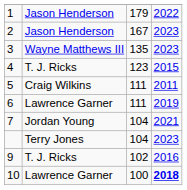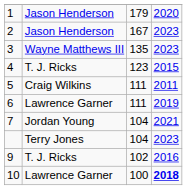(166, 13) 2022 -> (166, 13) 2020
